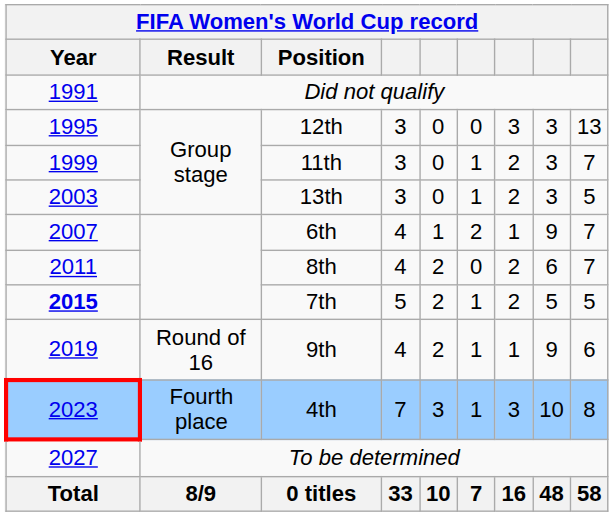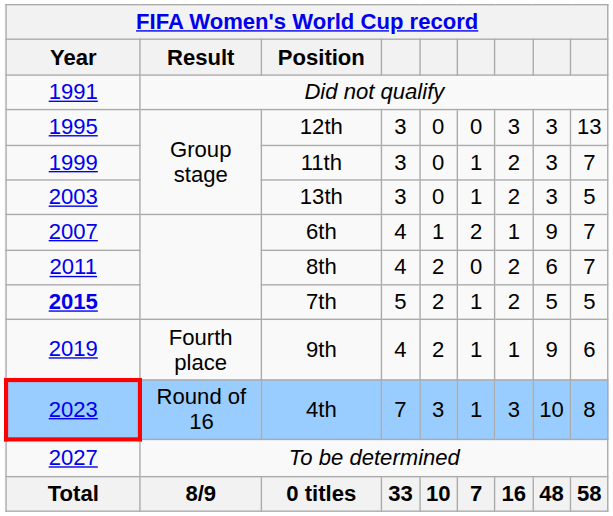(201, 349) Round of 16 -> (201, 349) Fourth place
(201, 409) Fourth place -> (201, 409) Round of 16
